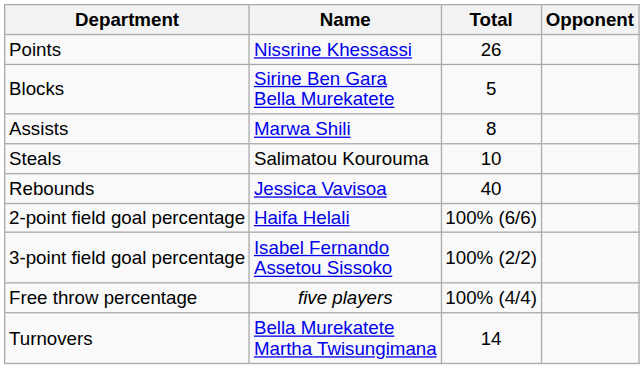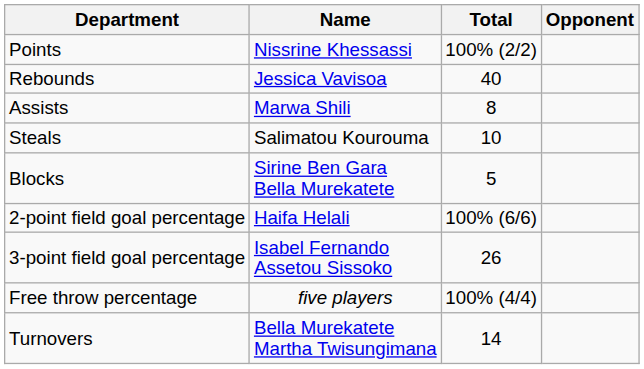(491, 49) 26 -> (491, 49) 100% (2/2)
rows swapped: (52, 189) <-> (37, 89)
(491, 258) 100% (2/2) -> (491, 258) 26
